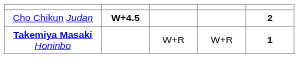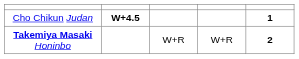(270, 18) 2 -> (270, 18) 1
(270, 40) 1 -> (270, 40) 2
